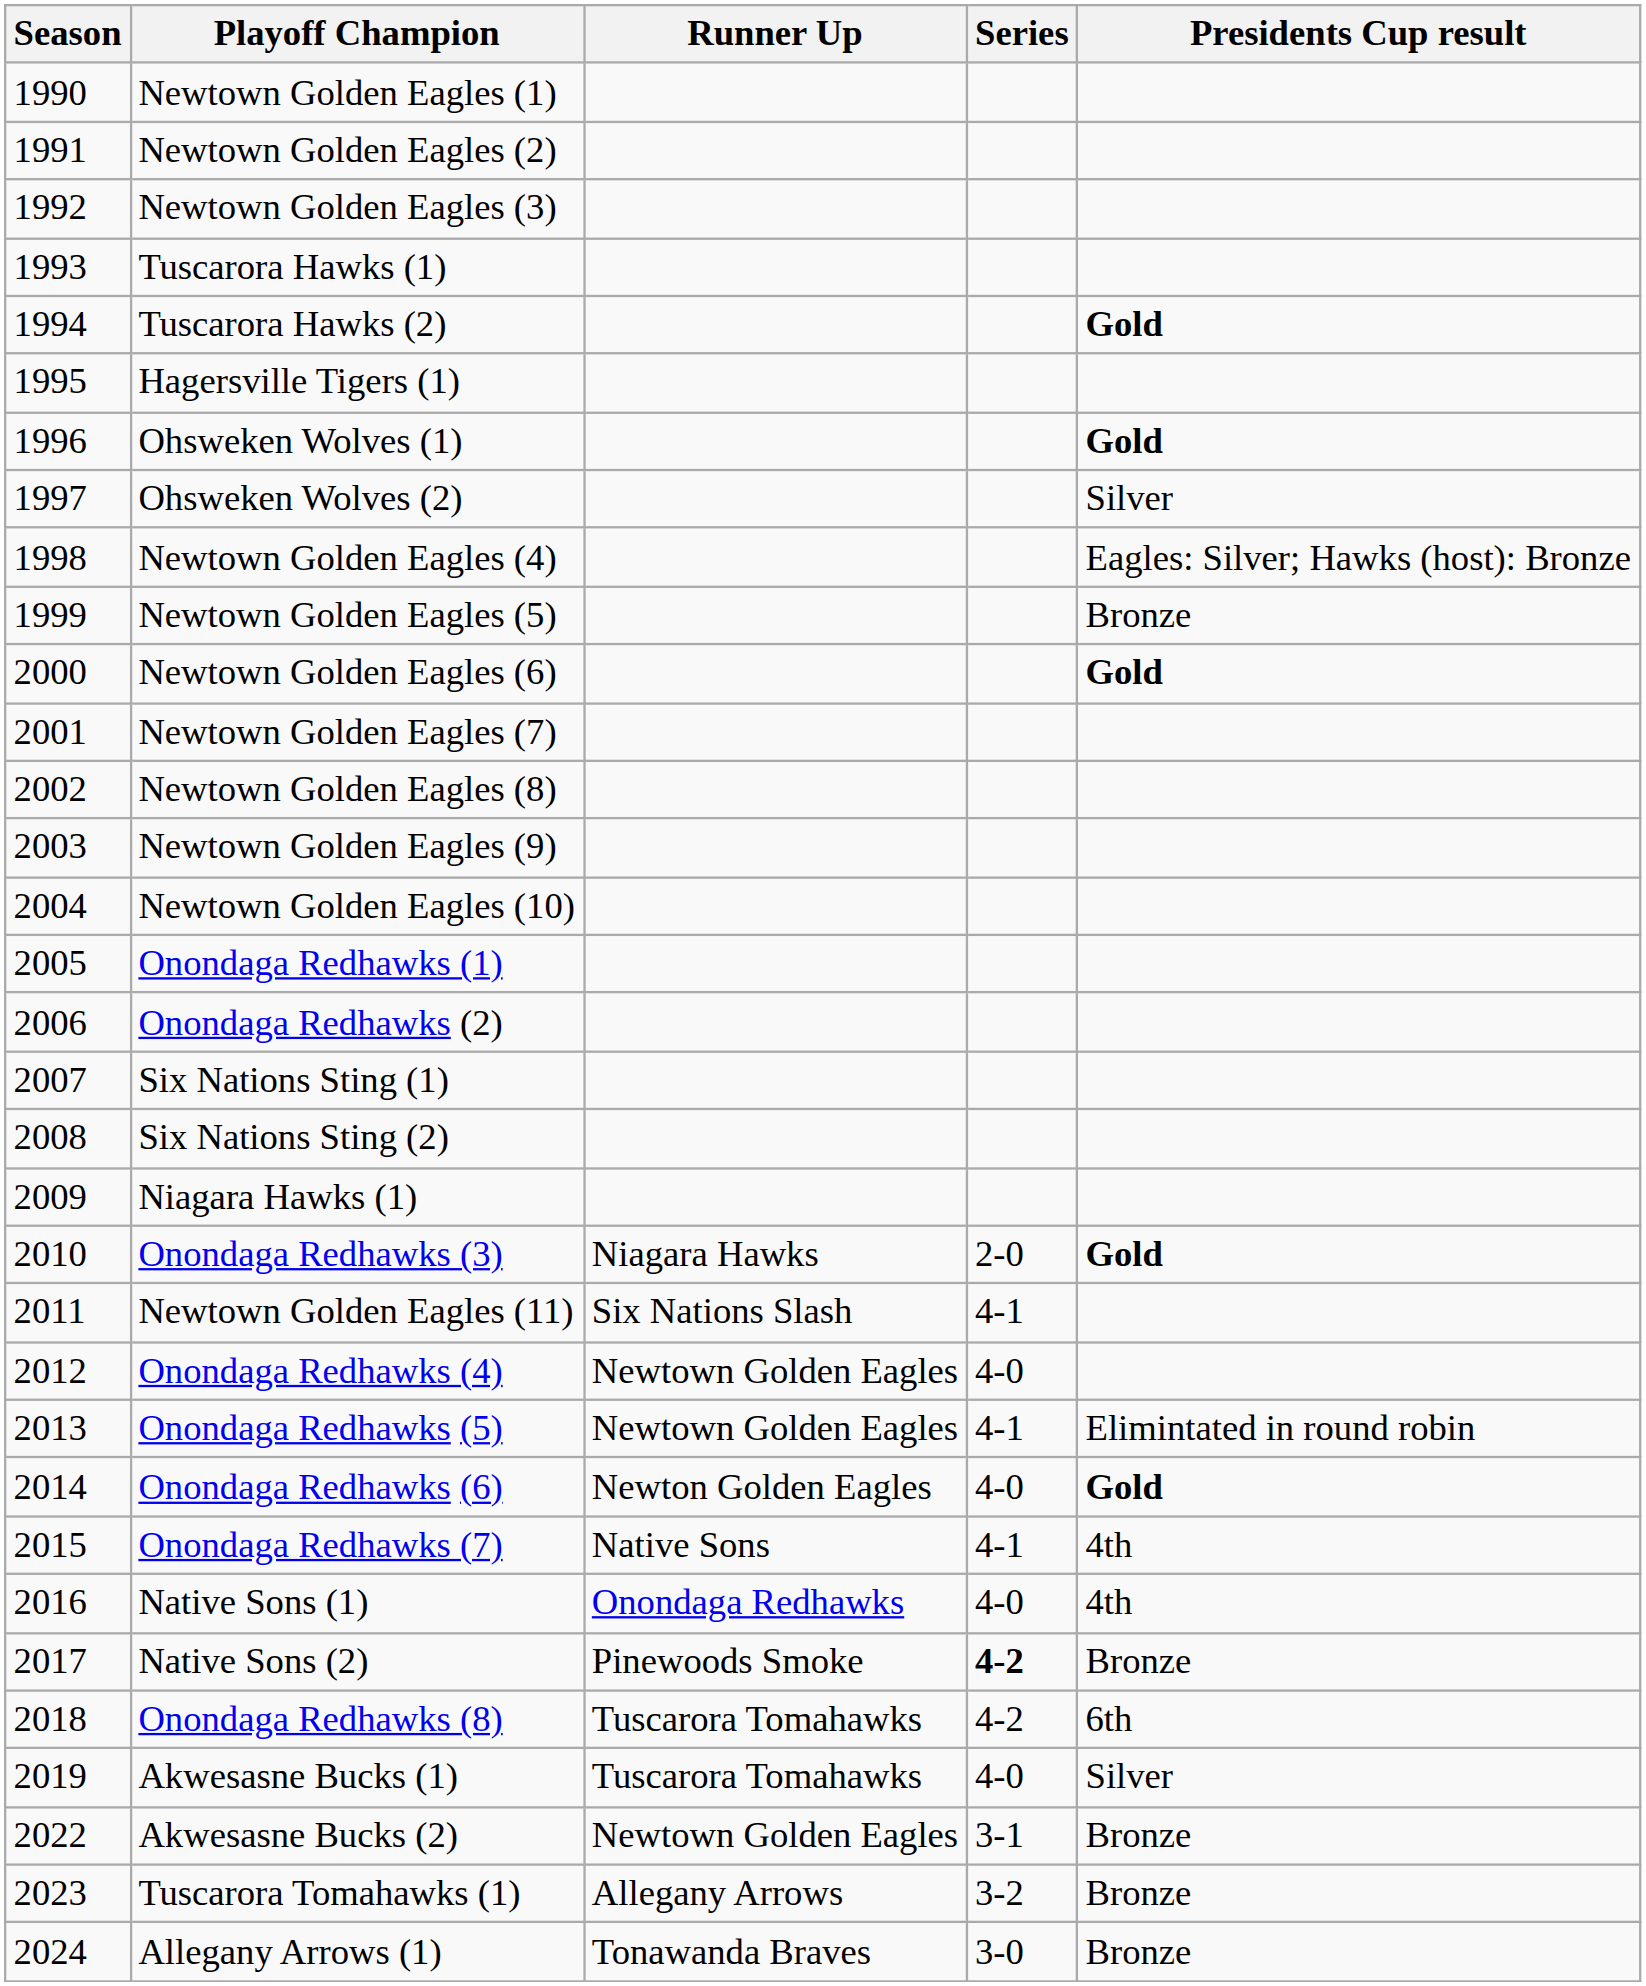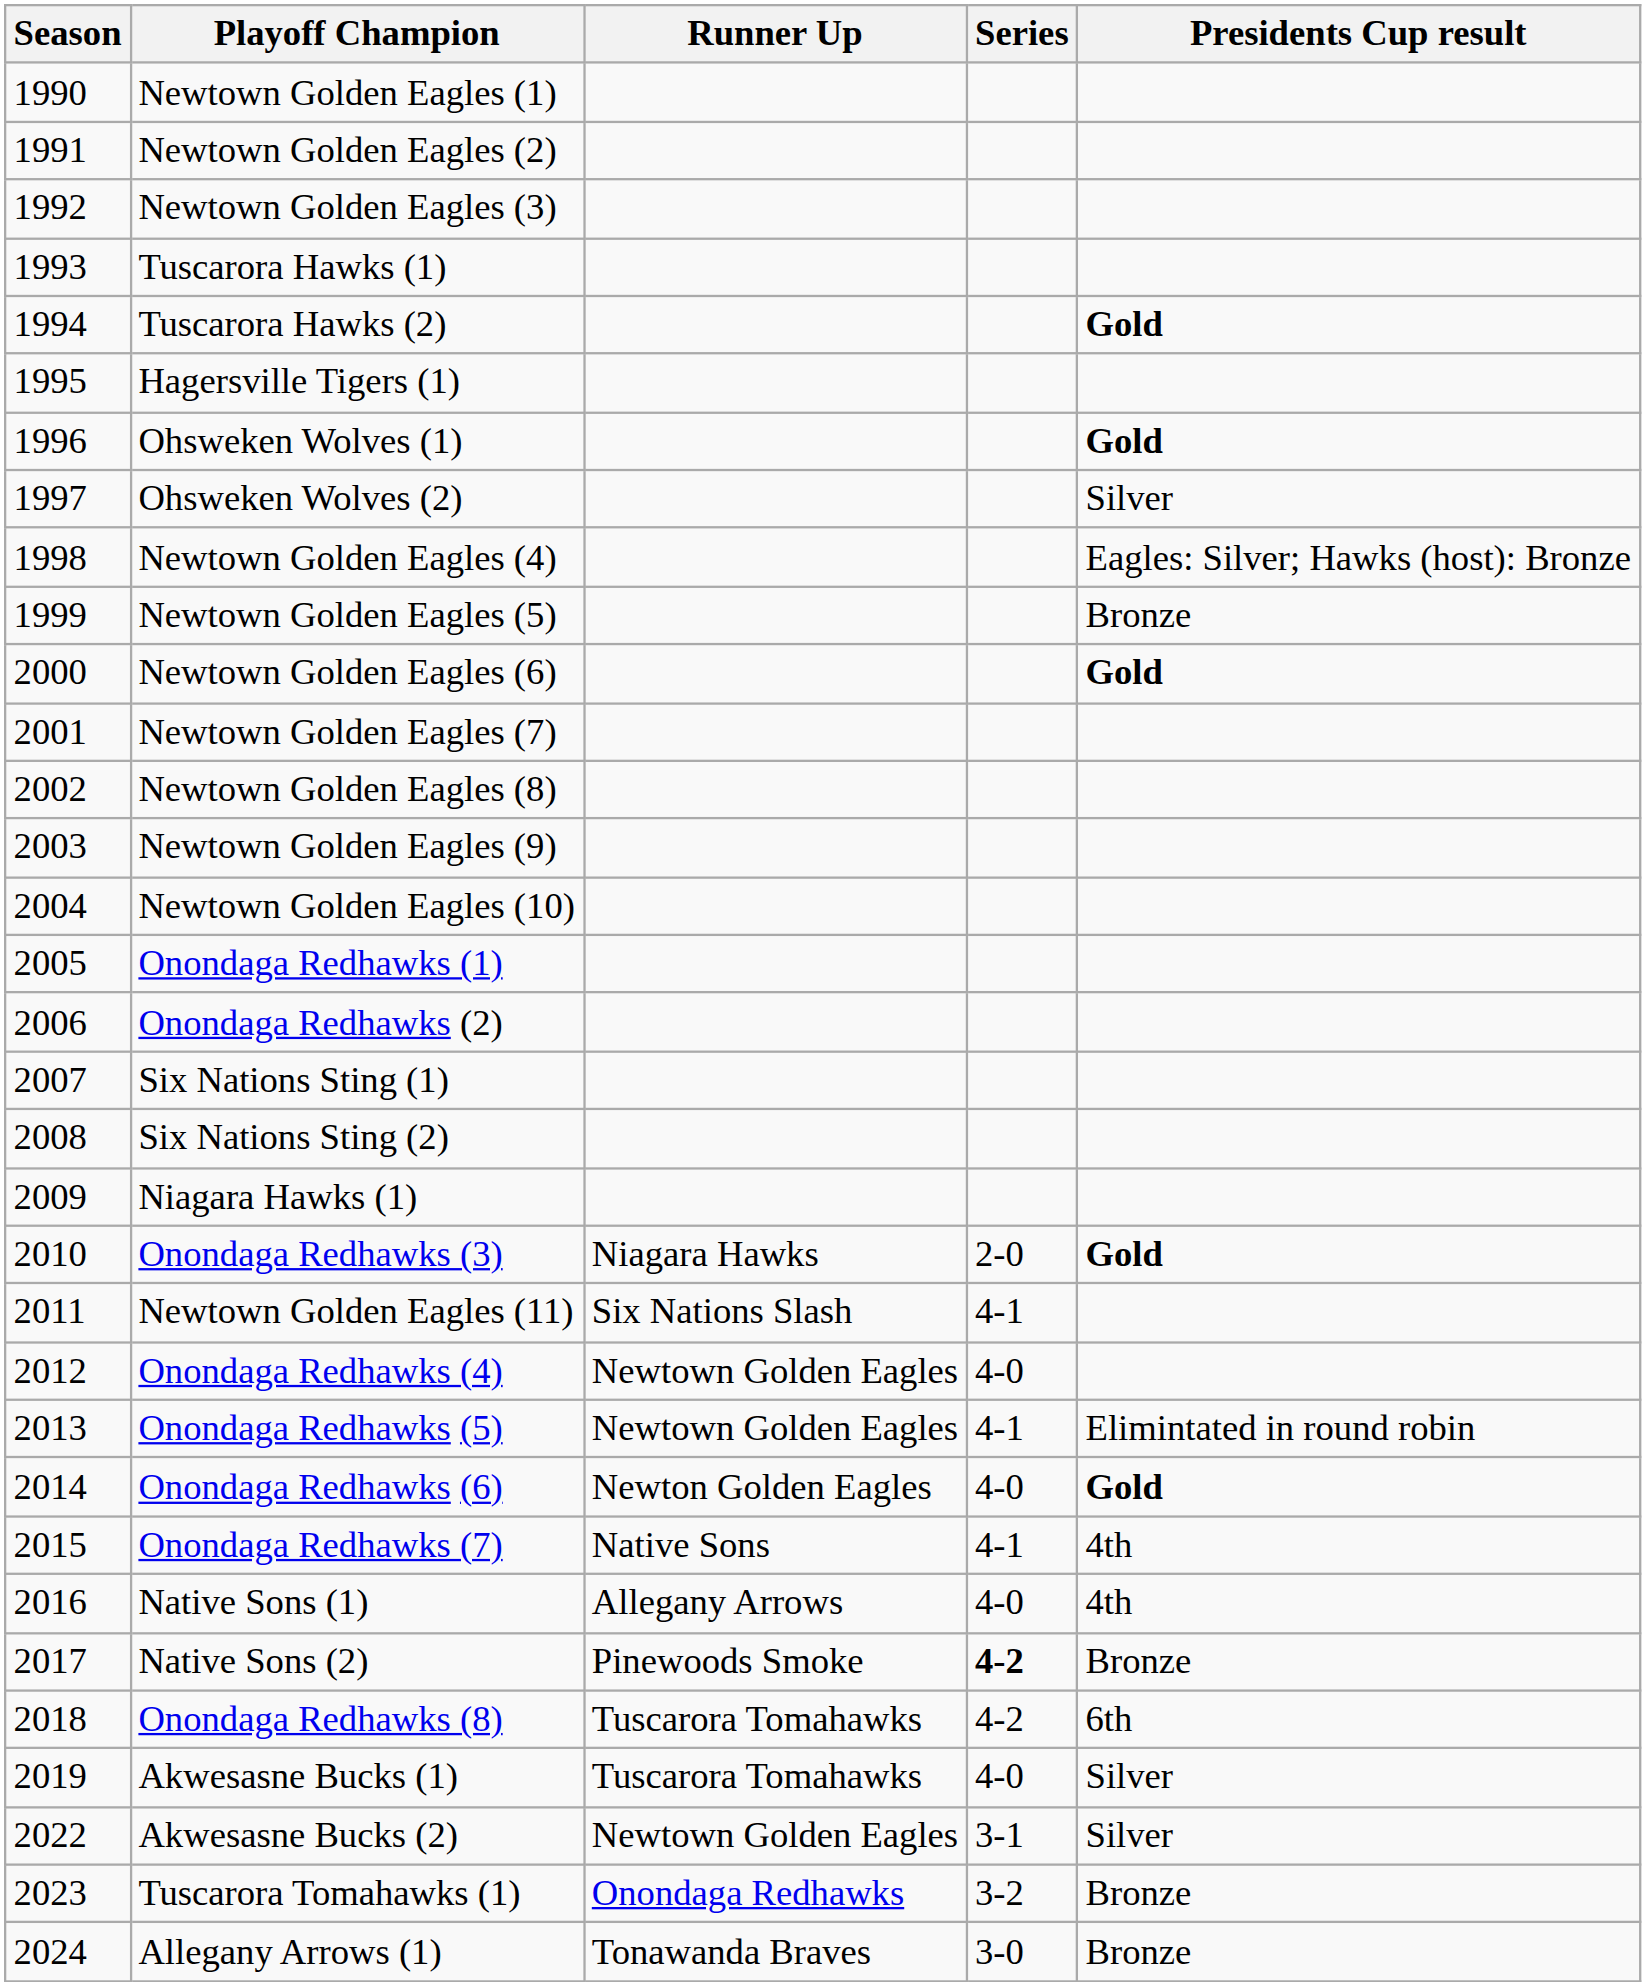(748, 1602) Onondaga Redhawks -> (717, 1602) Allegany Arrows
(1138, 1834) Bronze -> (1129, 1834) Silver
(717, 1893) Allegany Arrows -> (748, 1893) Onondaga Redhawks
